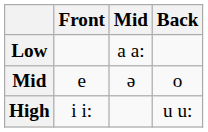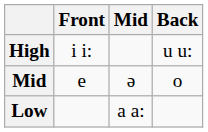rows swapped: (29, 111) <-> (29, 50)
